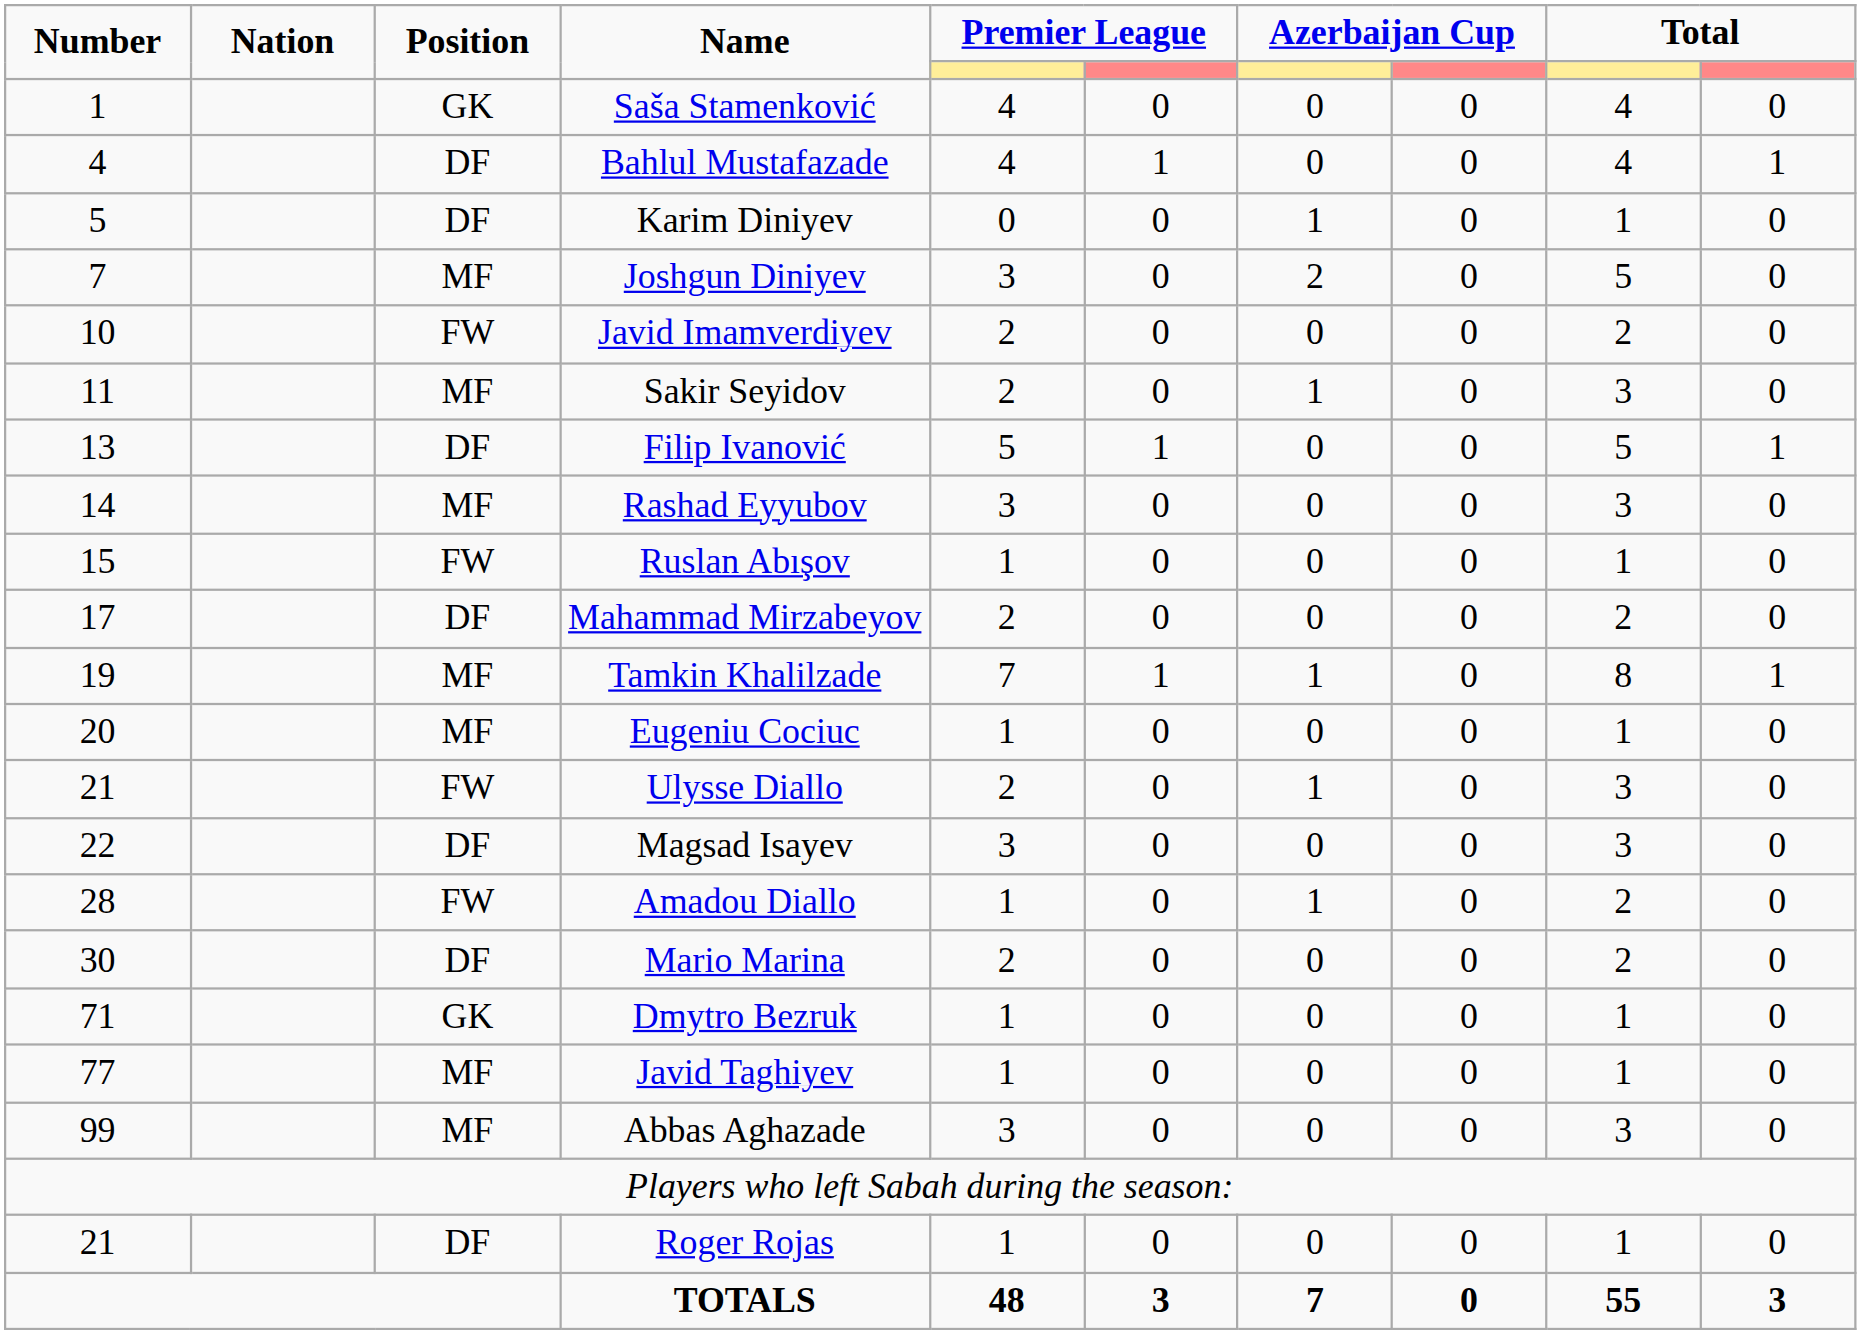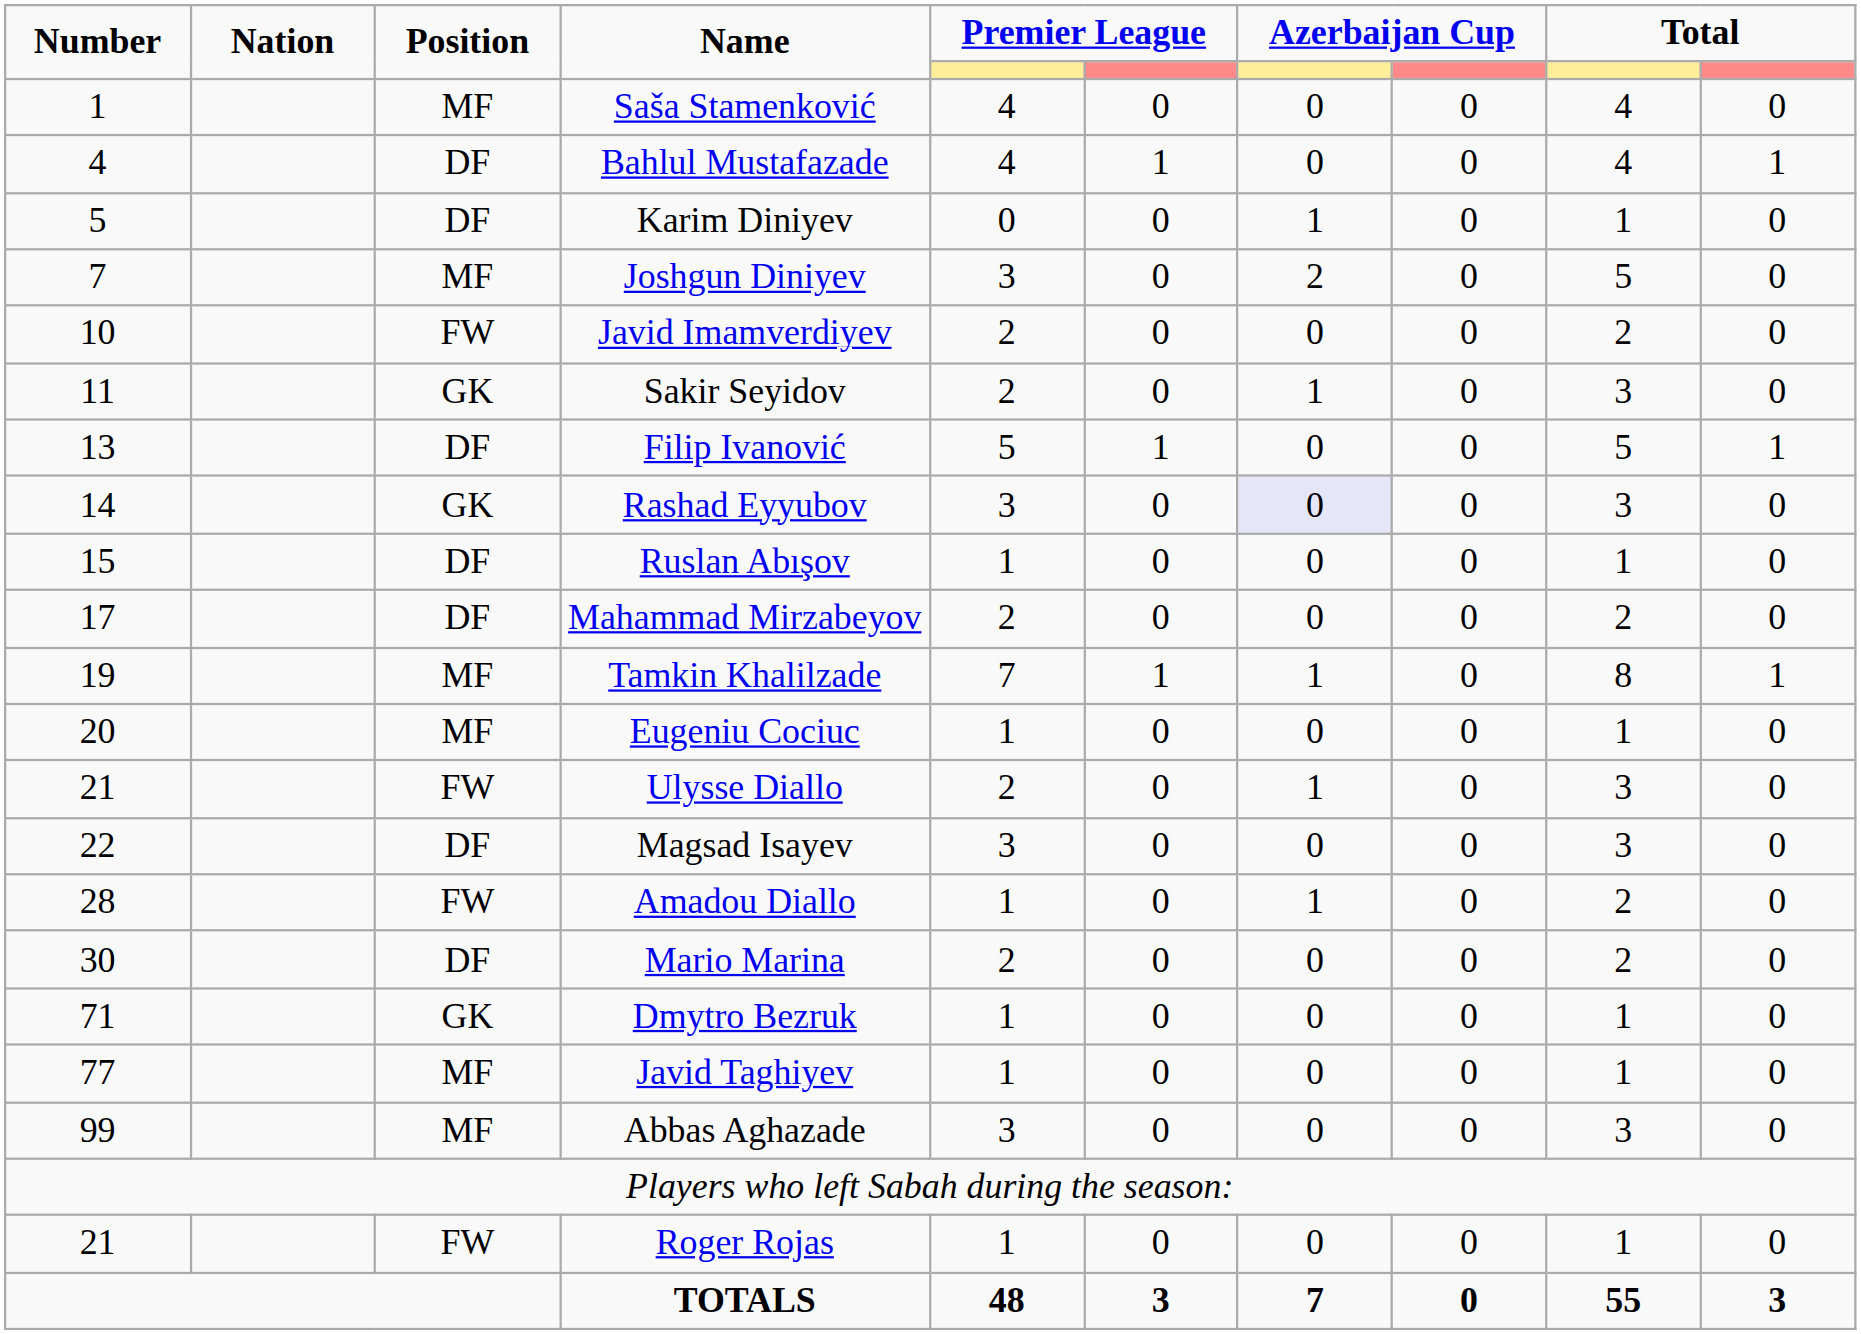(467, 106) GK -> (467, 106) MF
(467, 390) MF -> (467, 390) GK
(467, 504) MF -> (467, 504) GK
(1315, 504) no background -> (1315, 504) lavender background
(467, 560) FW -> (467, 560) DF
(467, 1243) DF -> (467, 1243) FW
